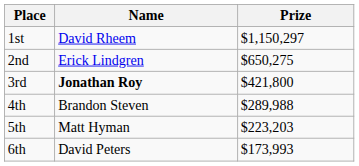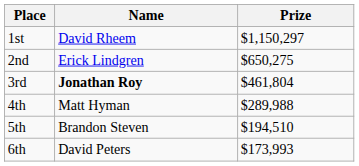(267, 82) $421,800 -> (267, 82) $461,804
(103, 104) Brandon Steven -> (94, 104) Matt Hyman
(94, 127) Matt Hyman -> (103, 127) Brandon Steven
(267, 127) $223,203 -> (267, 127) $194,510
